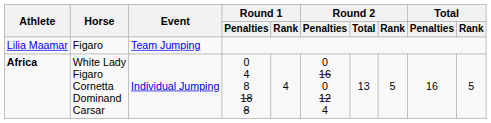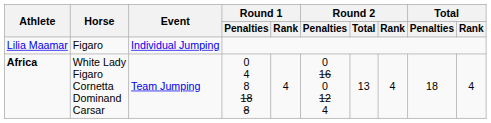(166, 46) Team Jumping -> (175, 46) Individual Jumping
(175, 86) Individual Jumping -> (166, 86) Team Jumping
(393, 86) 5 -> (393, 86) 4
(432, 86) 16 -> (432, 86) 18
(471, 86) 5 -> (471, 86) 4
